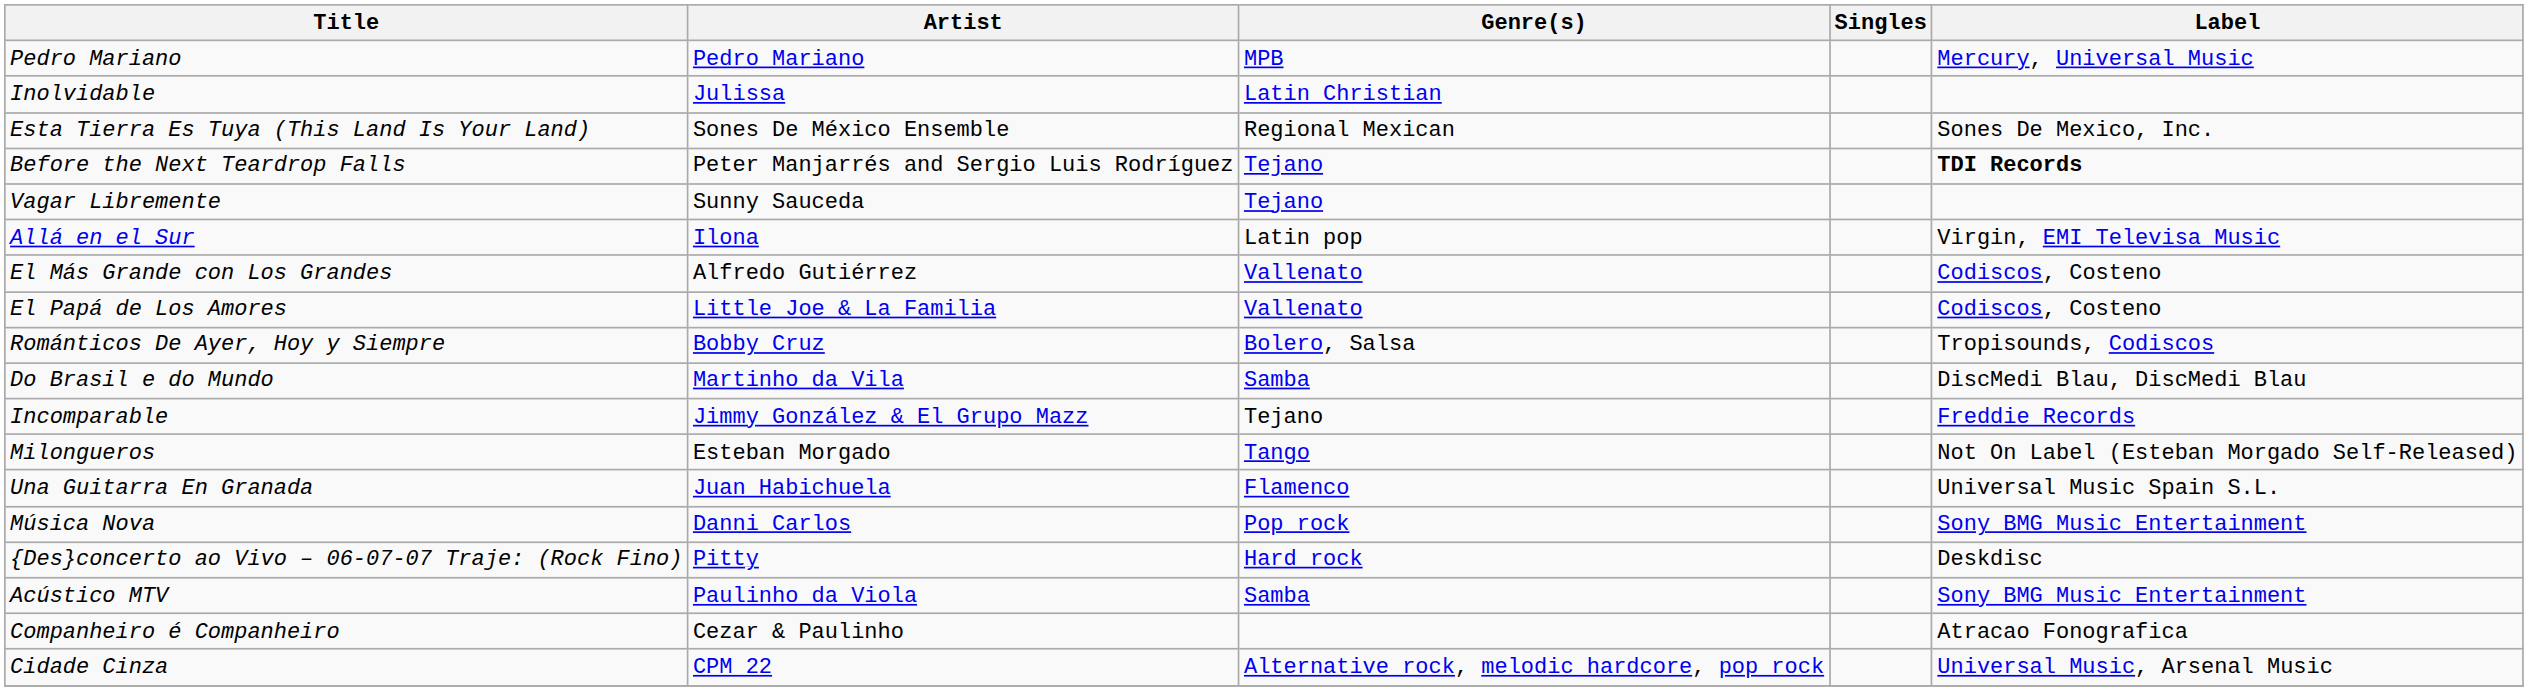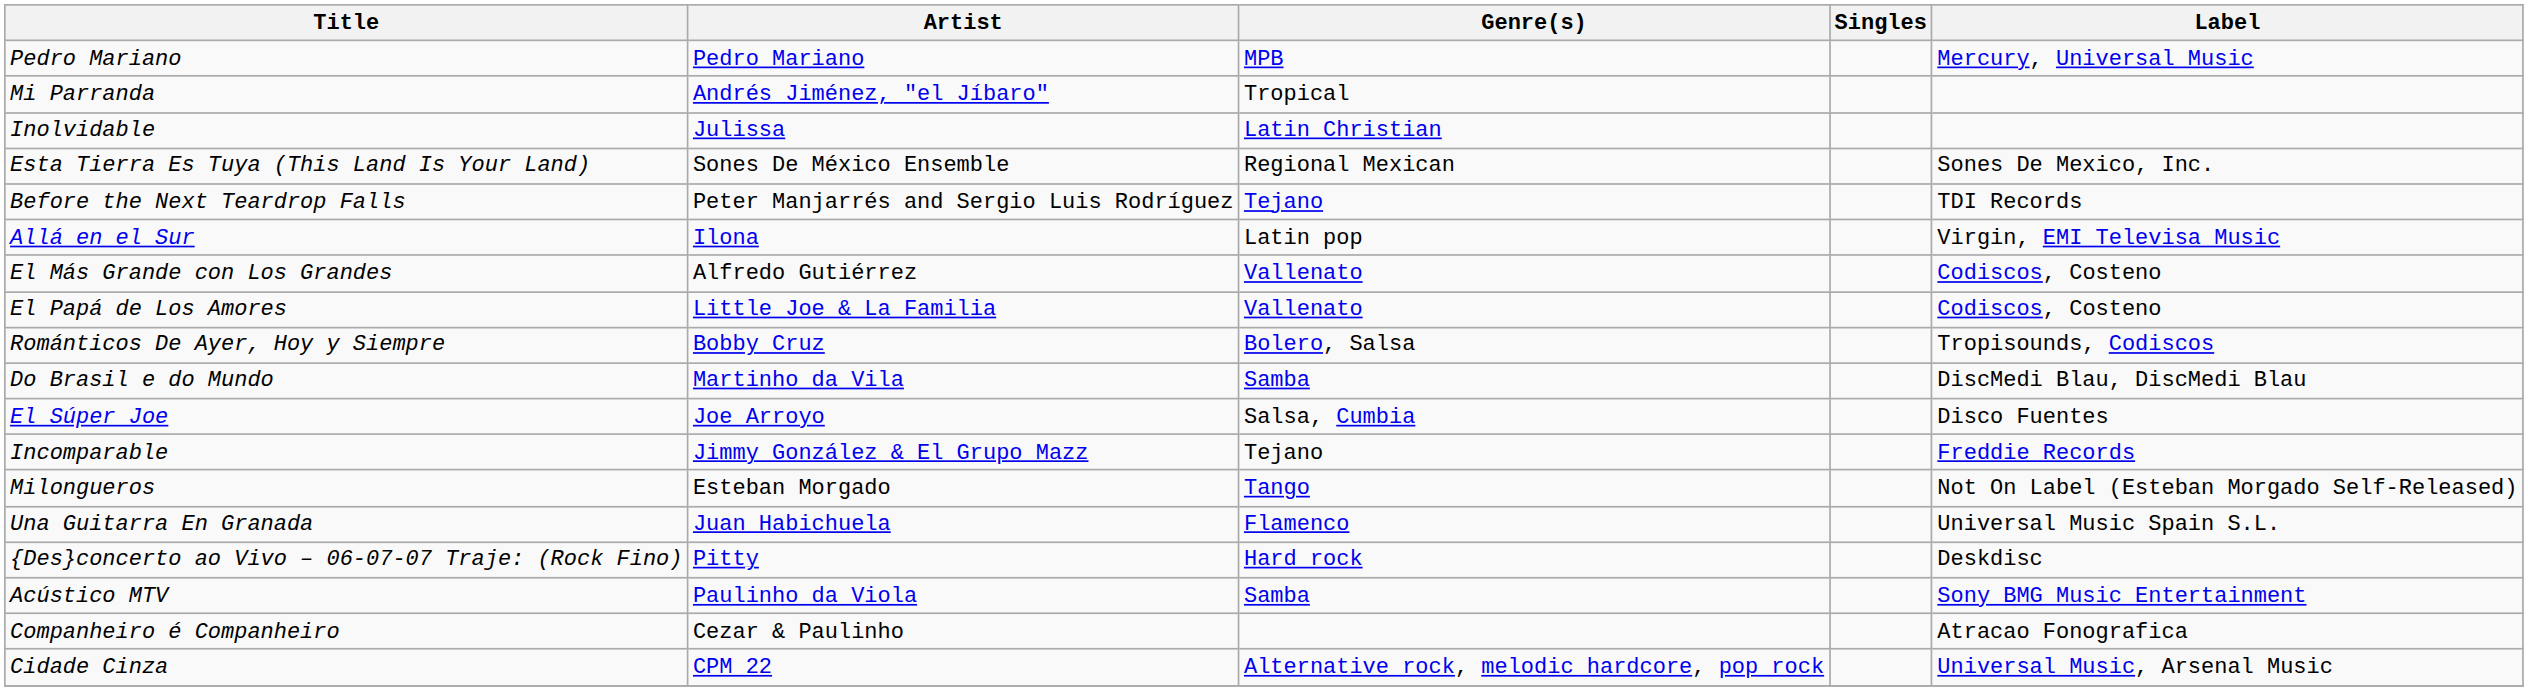+ row: (83, 94)
(2010, 166) bold -> (2010, 202) normal
- row: (116, 202)
+ row: (89, 417)
- row: (83, 524)
